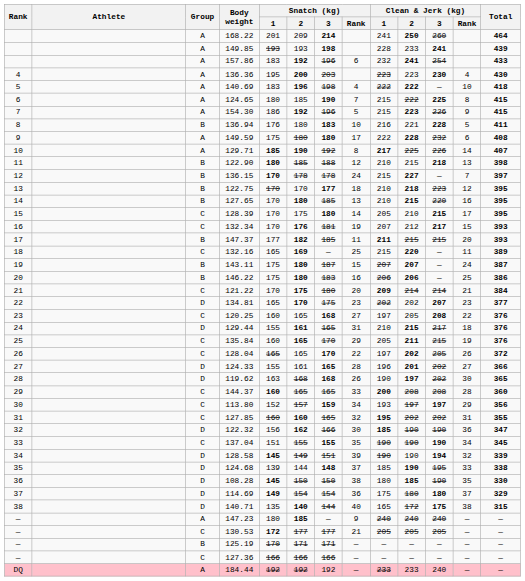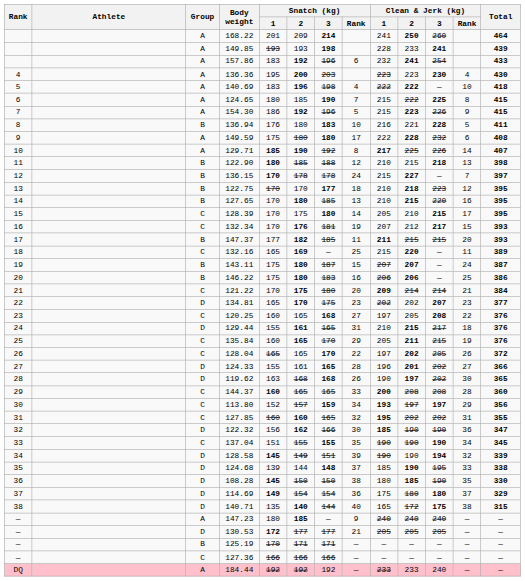(384, 405) normal -> (384, 405) bold
(203, 532) C -> (203, 532) D
